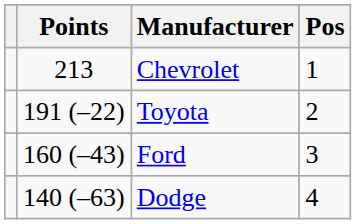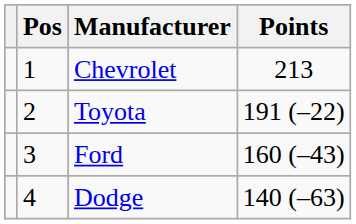columns swapped: (325, 26) <-> (74, 26)
